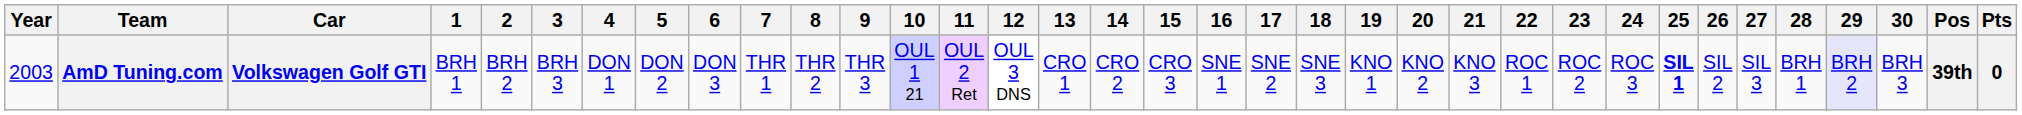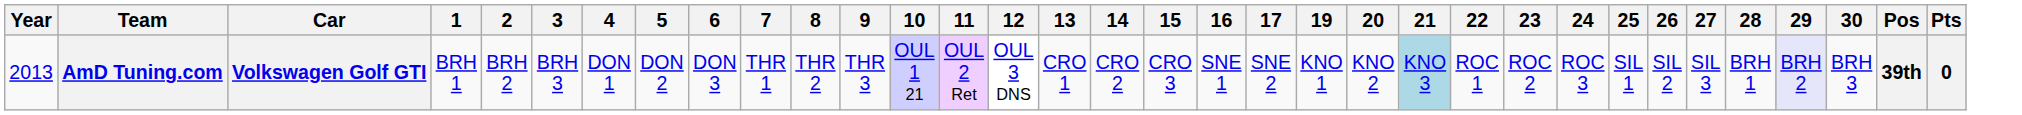- column: (1320, 20)
(31, 72) 2003 -> (31, 72) 2013
(1474, 72) no background -> (1425, 72) lightblue background
(1679, 72) bold -> (1629, 72) normal
